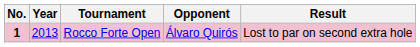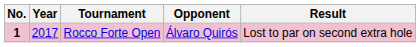(45, 33) 2013 -> (45, 33) 2017
